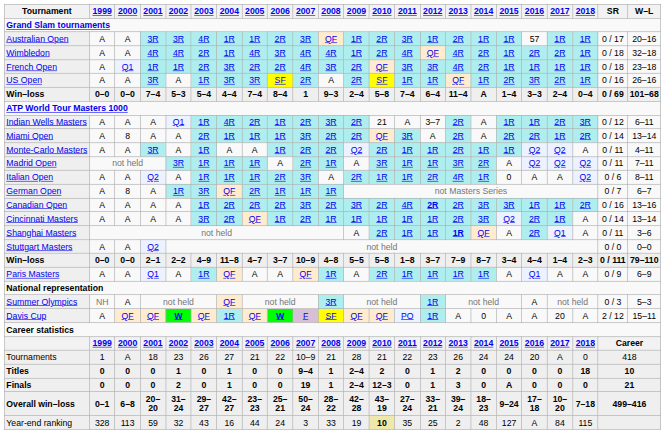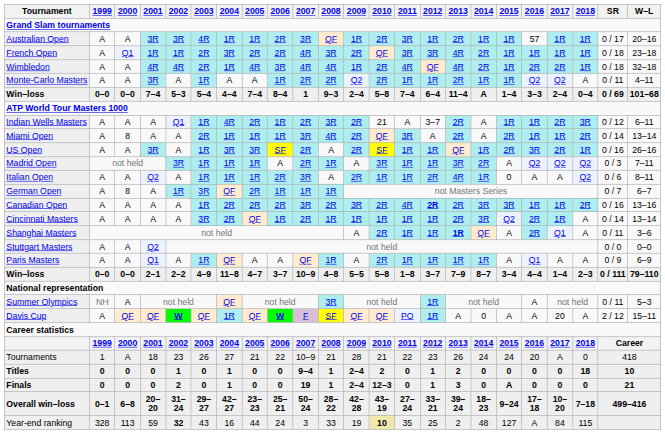rows swapped: (32, 67) <-> (28, 53)
rows swapped: (24, 81) <-> (47, 150)
(331, 136) 2R -> (331, 136) 4R
(534, 136) 2R -> (534, 136) 1R
(613, 164) 0 / 11 -> (613, 164) 0 / 3
rows swapped: (33, 274) <-> (25, 261)
(613, 302) 0 / 3 -> (613, 302) 0 / 11
(178, 423) normal -> (178, 423) bold
